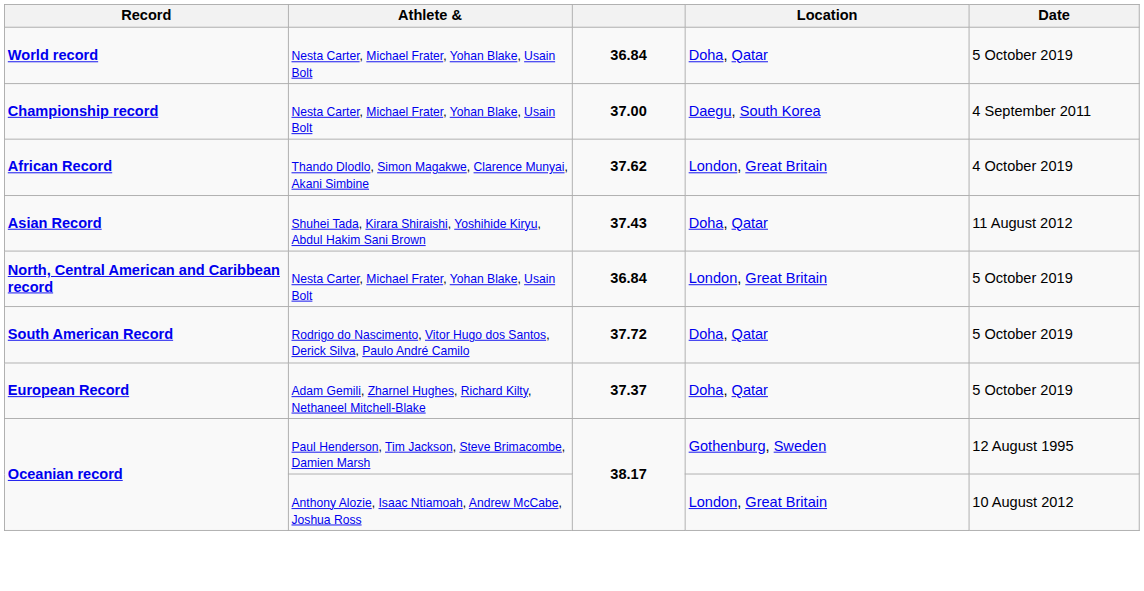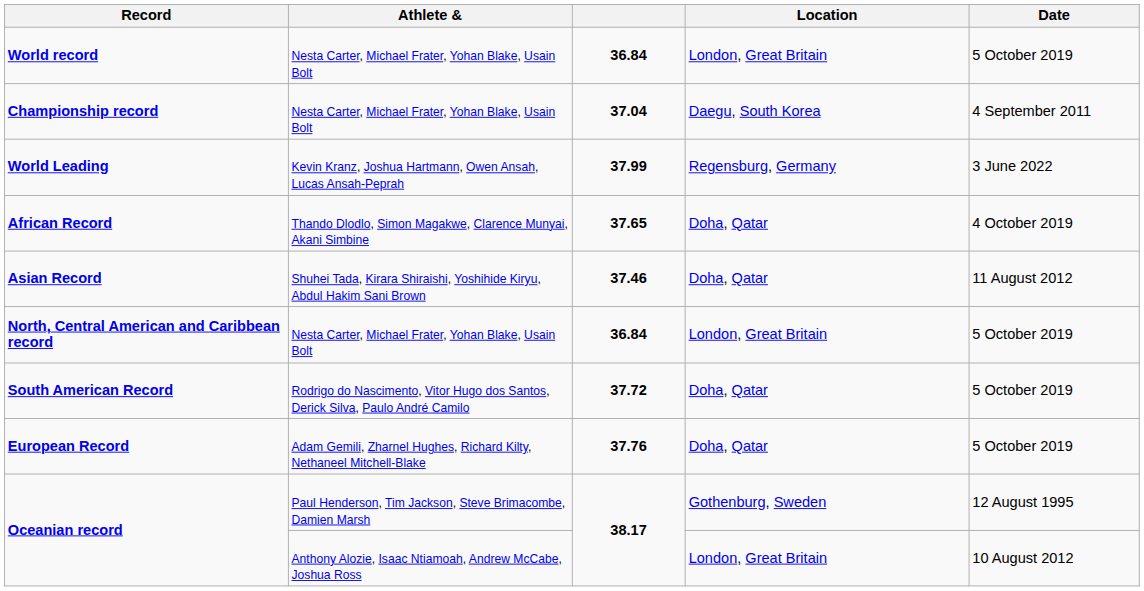(728, 55) Doha, Qatar -> (758, 55) London, Great Britain
(629, 111) 37.00 -> (629, 111) 37.04
+ row: (58, 167)
(629, 167) 37.62 -> (629, 223) 37.65
(758, 167) London, Great Britain -> (728, 223) Doha, Qatar
(629, 223) 37.43 -> (629, 278) 37.46
(629, 390) 37.37 -> (629, 446) 37.76
